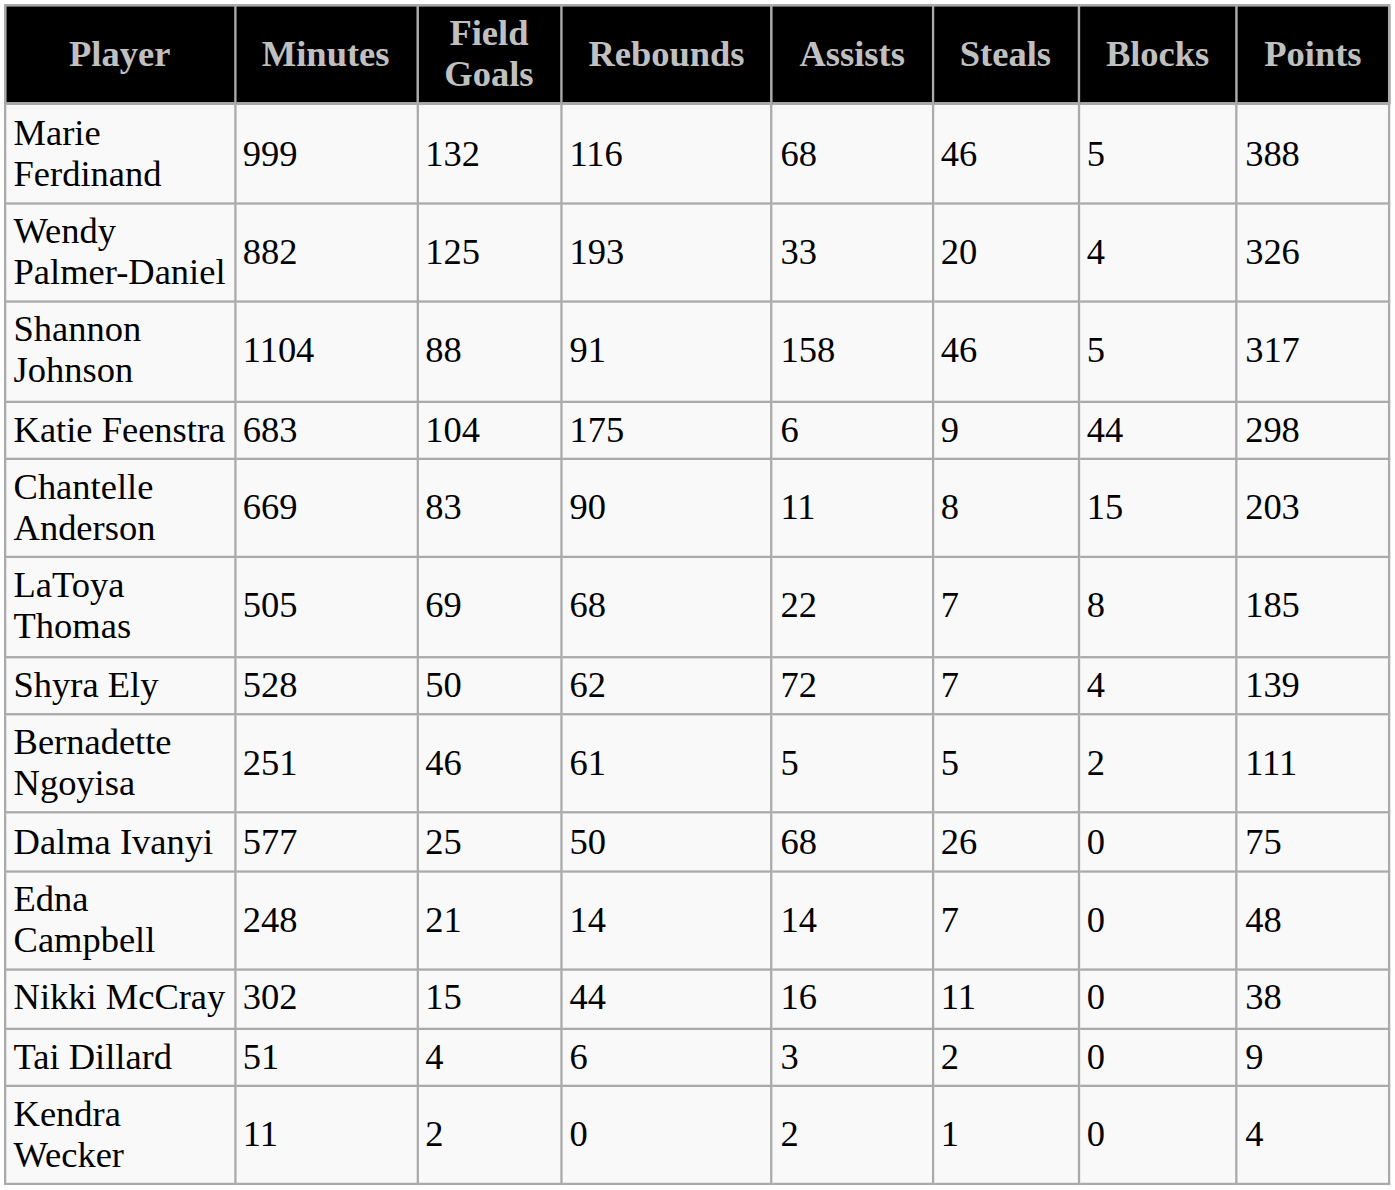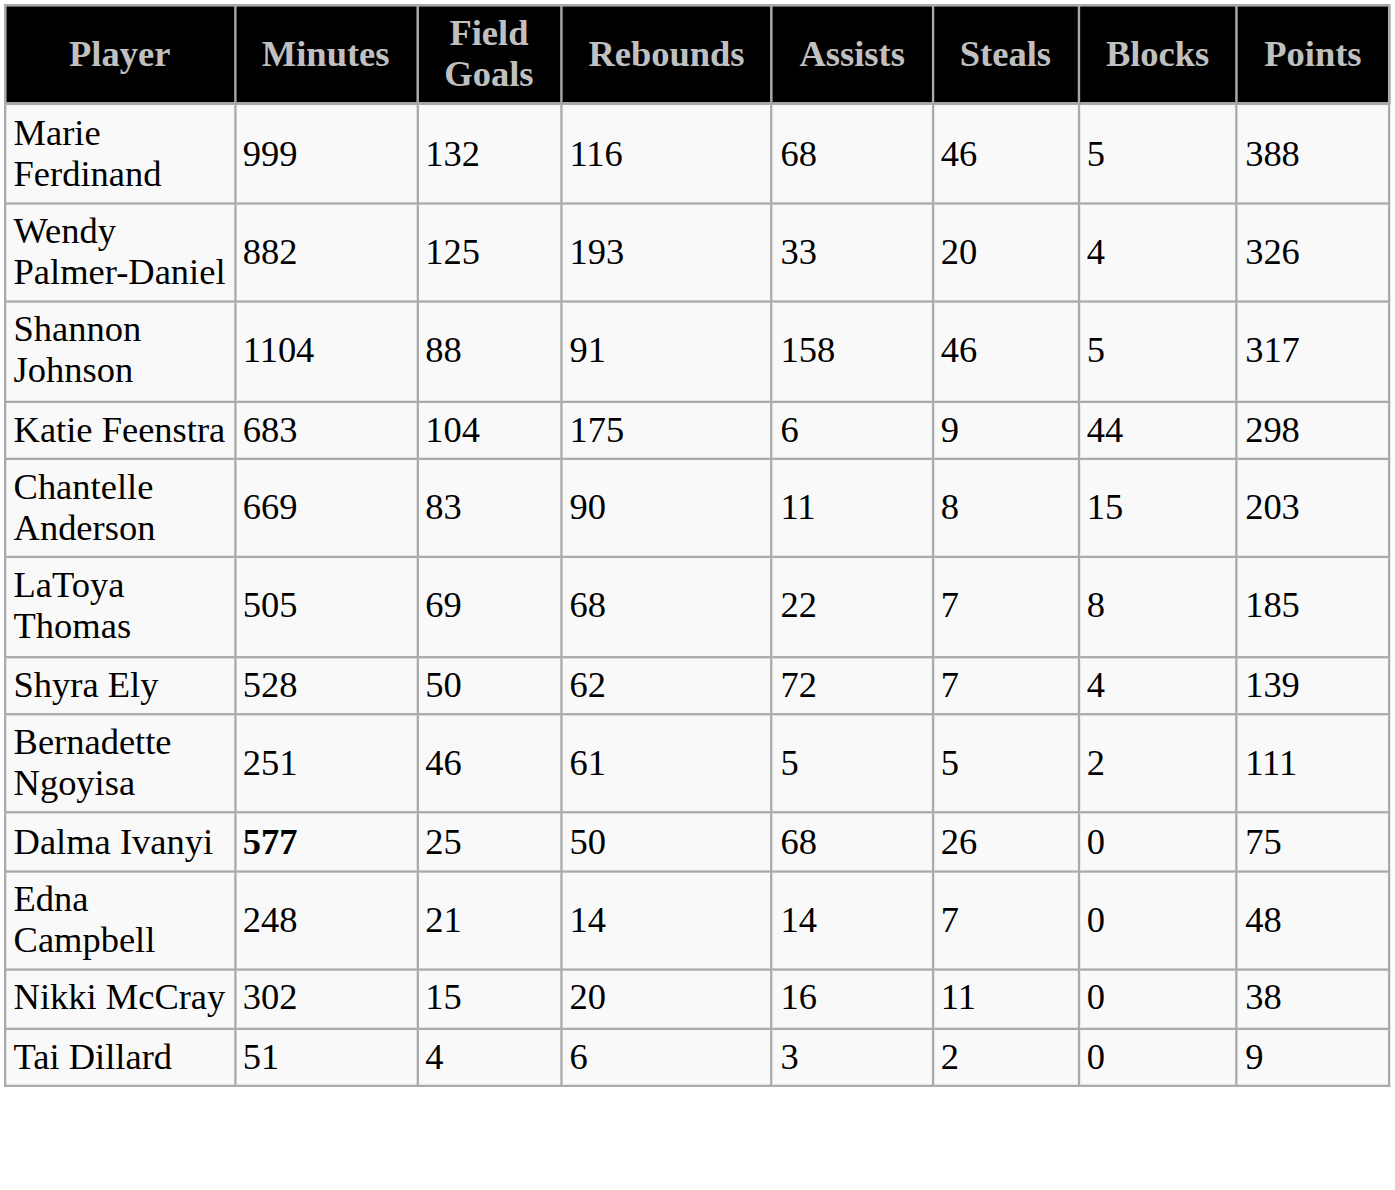(270, 841) normal -> (270, 841) bold
(588, 998) 44 -> (588, 998) 20
- row: (69, 1134)
